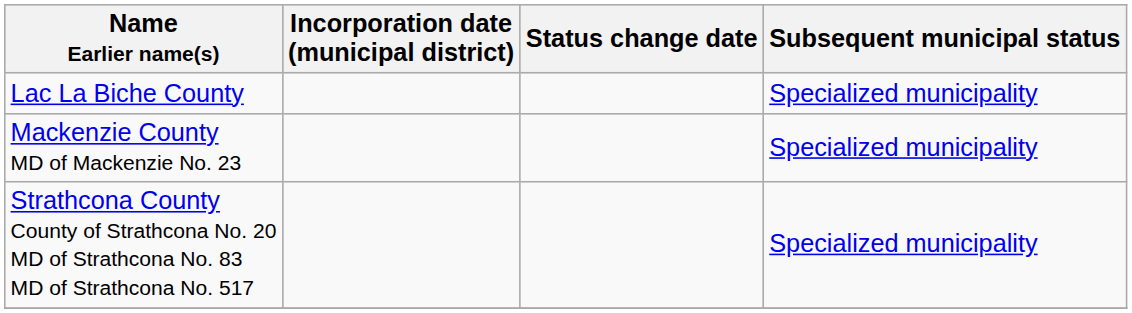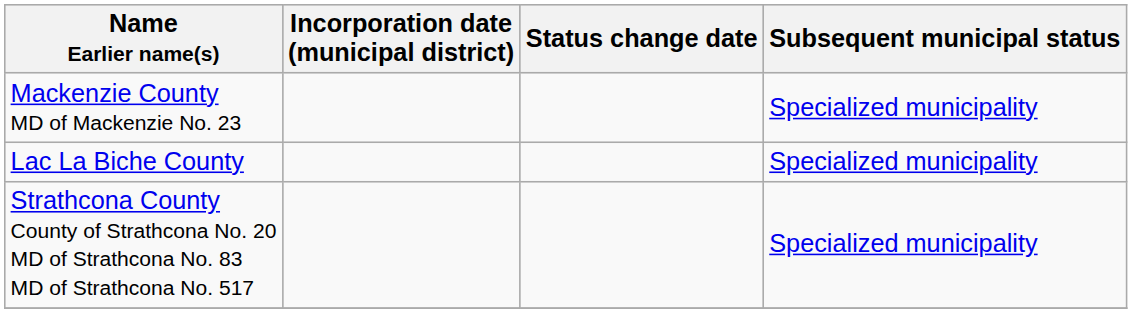rows swapped: (127, 93) <-> (126, 147)
